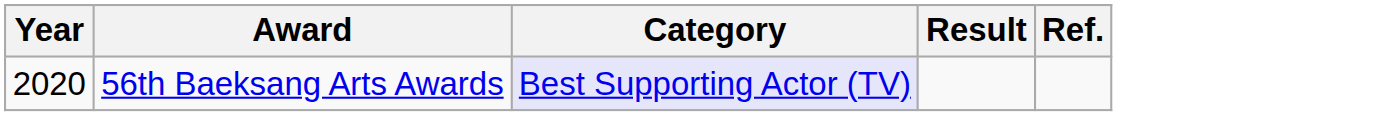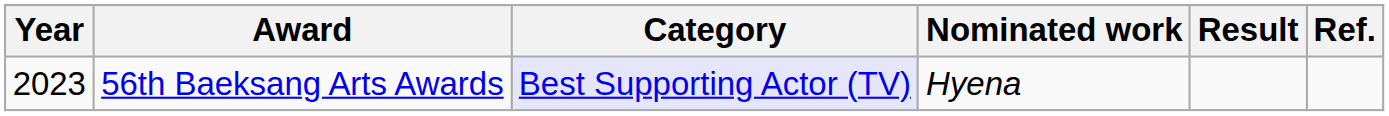+ column: (1054, 30)
(49, 82) 2020 -> (49, 82) 2023
